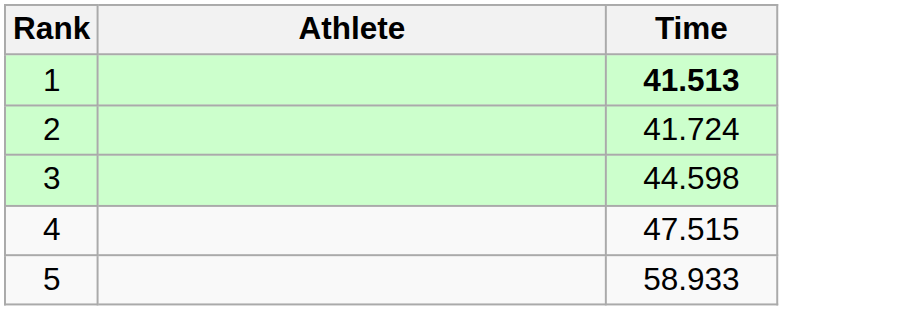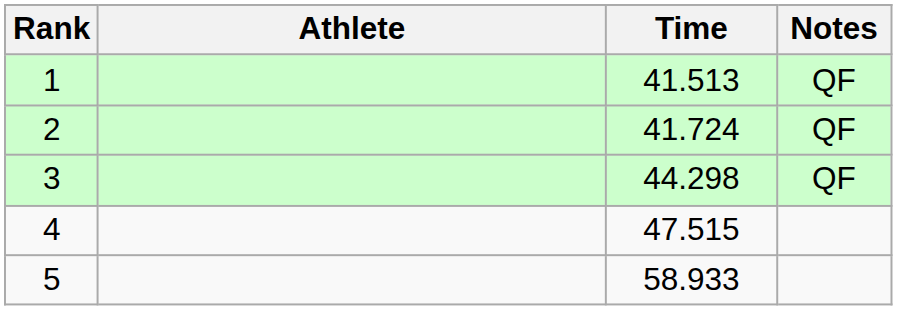+ column: (834, 29)
(691, 79) bold -> (691, 79) normal
(691, 179) 44.598 -> (691, 179) 44.298
